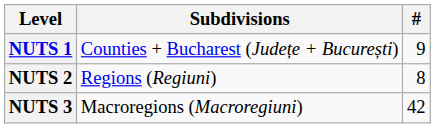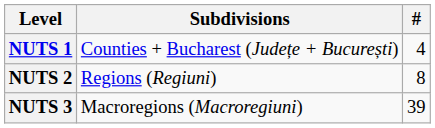(421, 48) 9 -> (421, 48) 4
(416, 107) 42 -> (416, 107) 39
